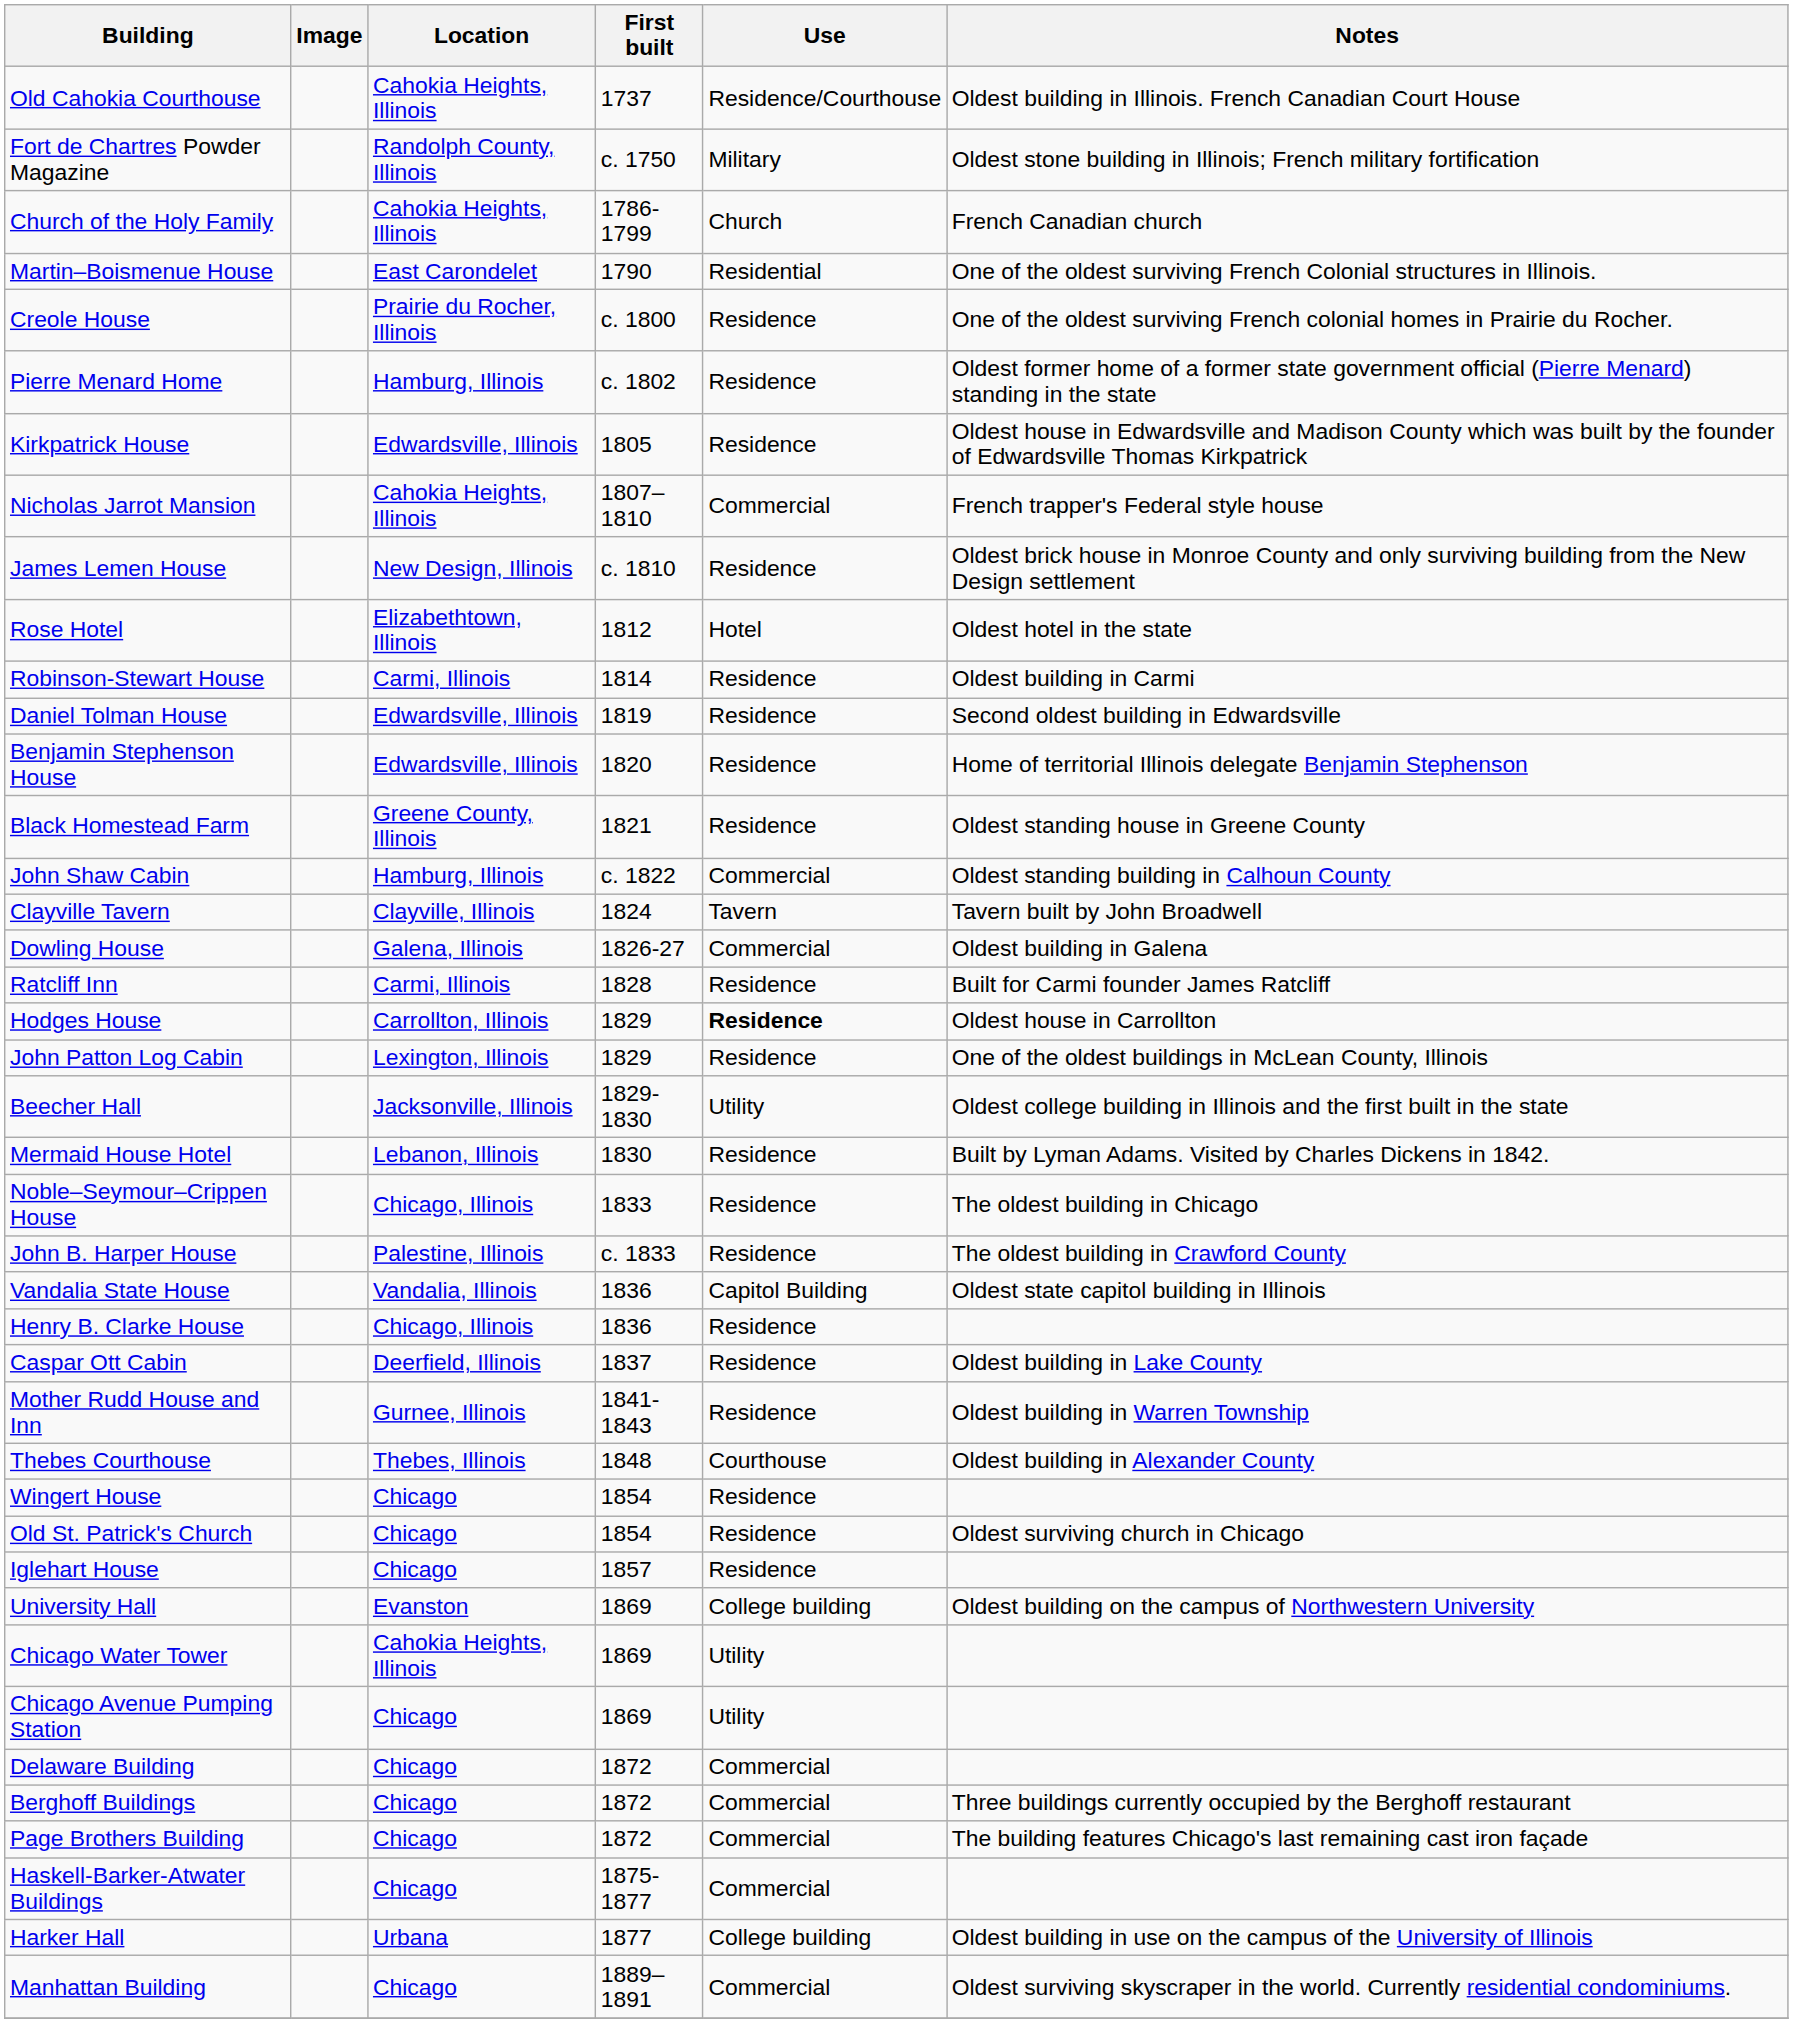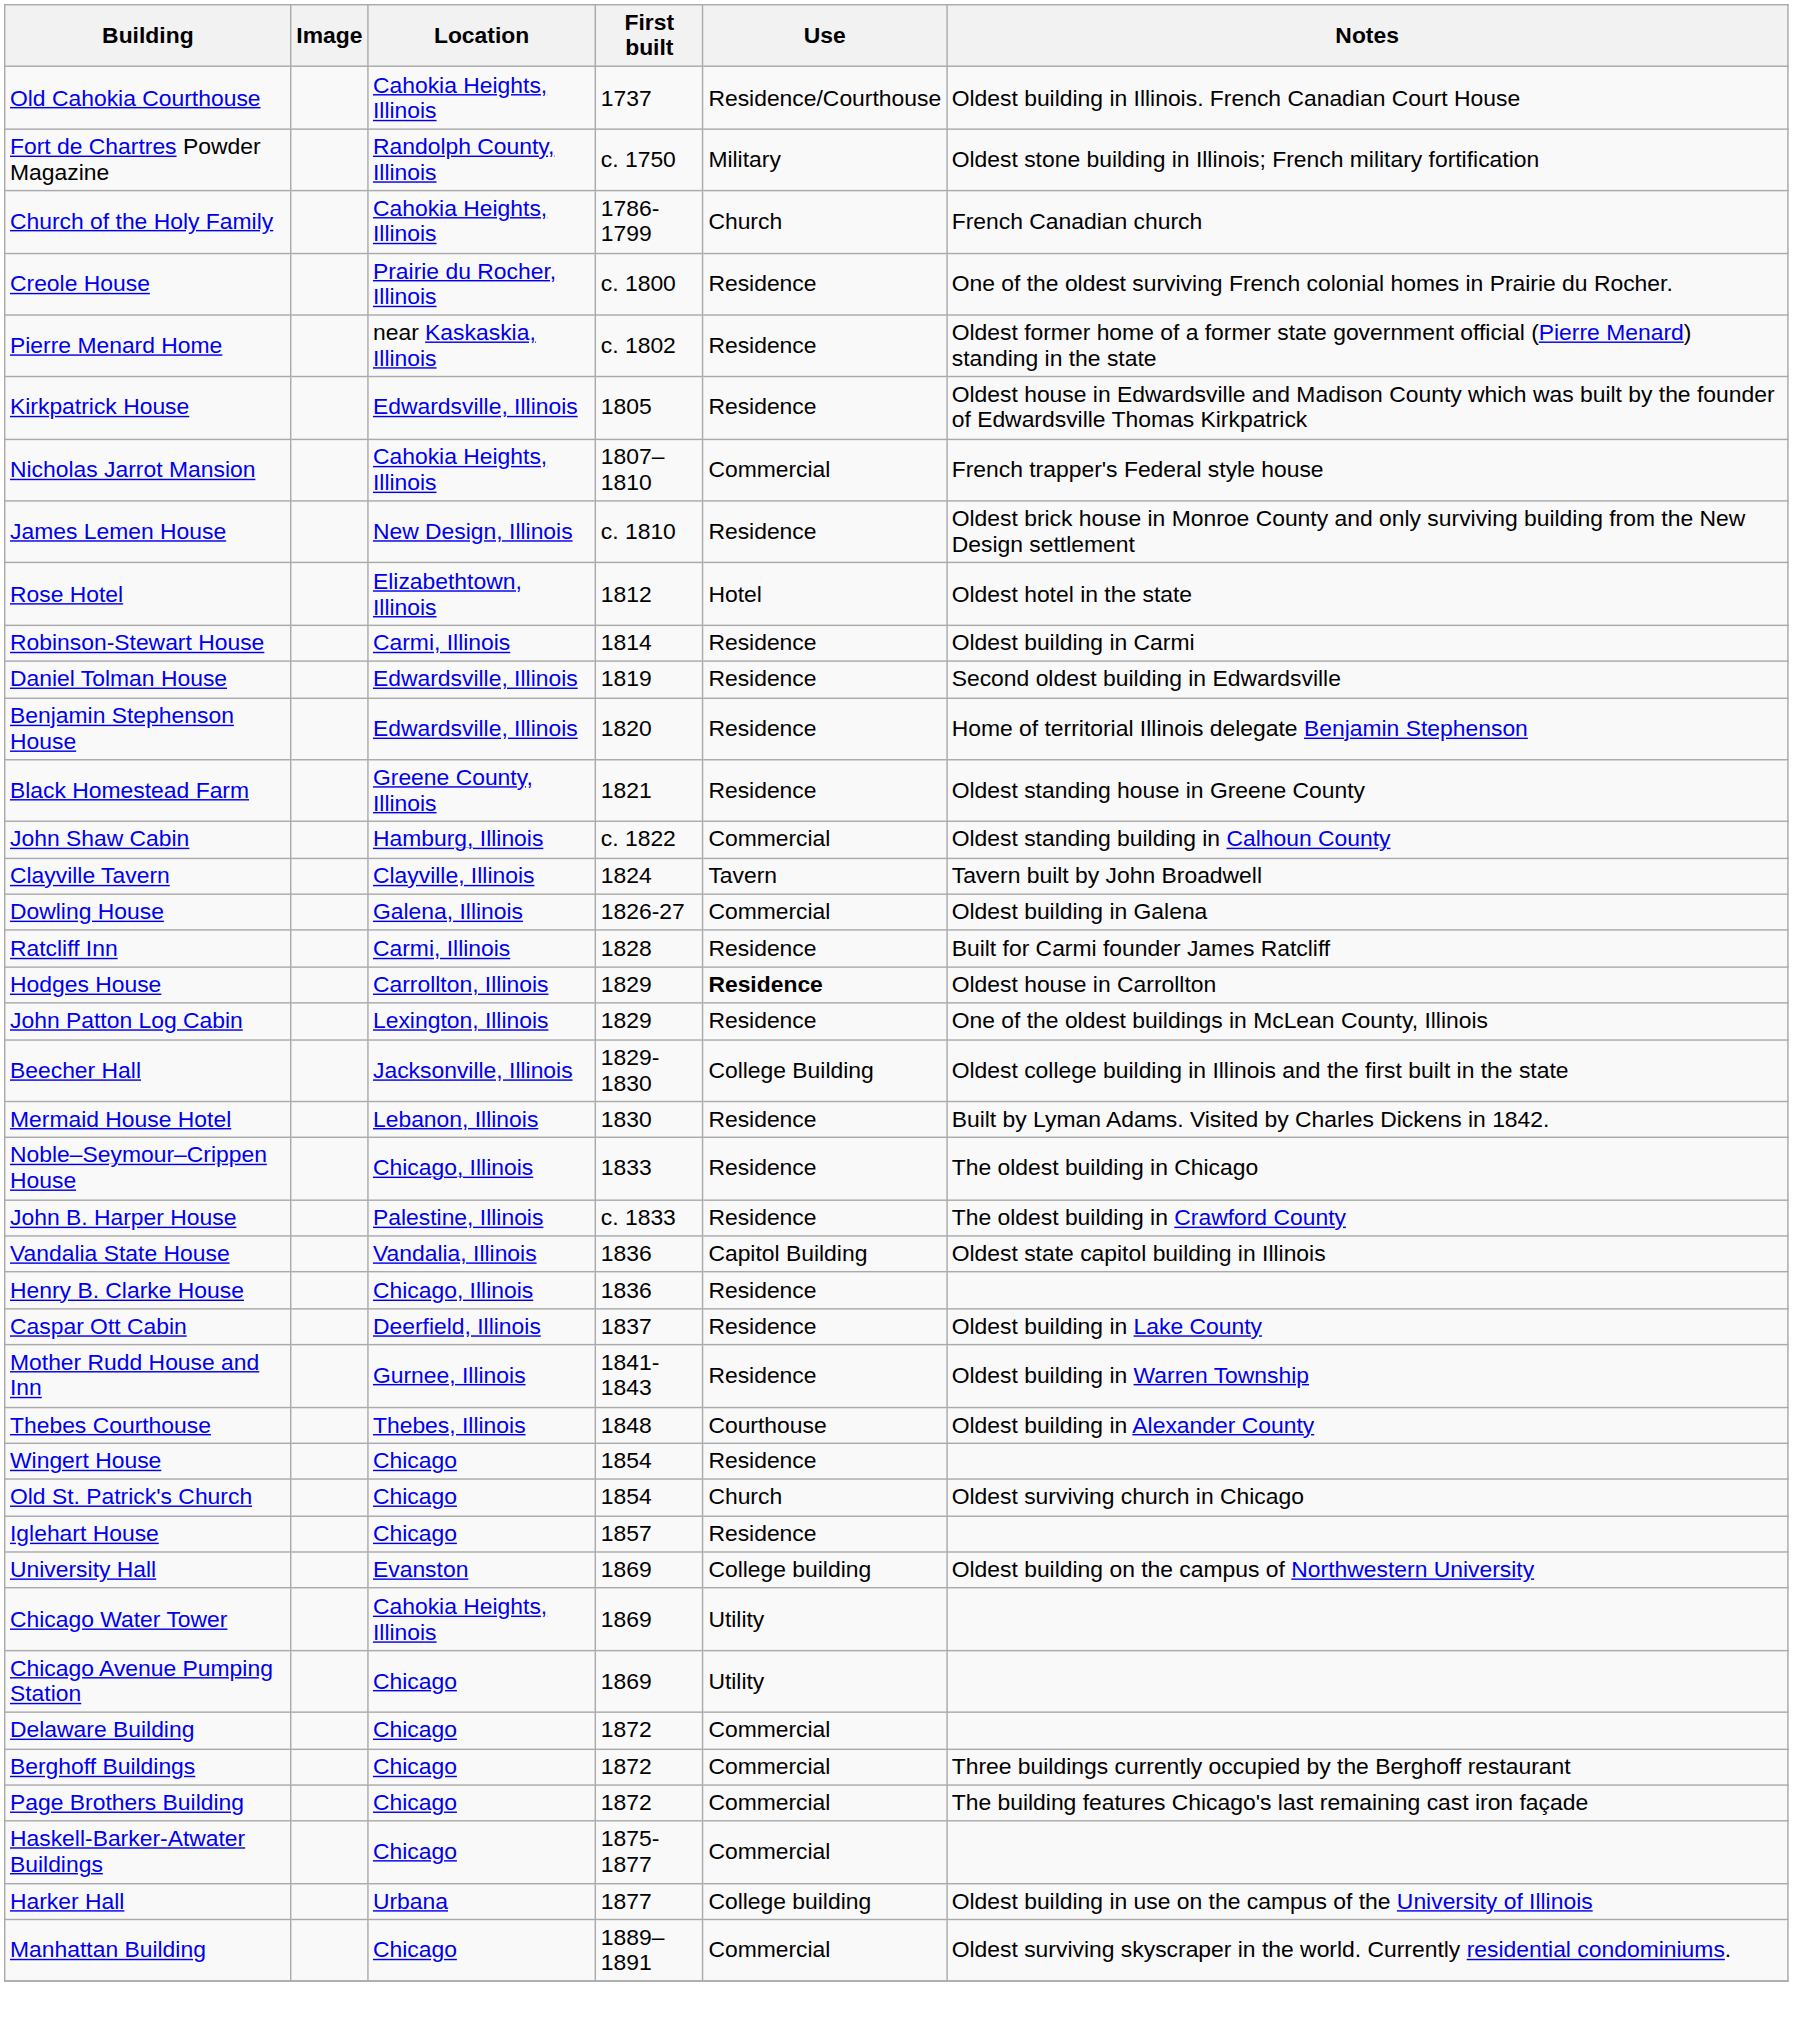- row: (142, 270)
(458, 381) Hamburg, Illinois -> (454, 345) near Kaskaskia, Illinois
(736, 1106) Utility -> (791, 1070) College Building
(762, 1533) Residence -> (745, 1497) Church
